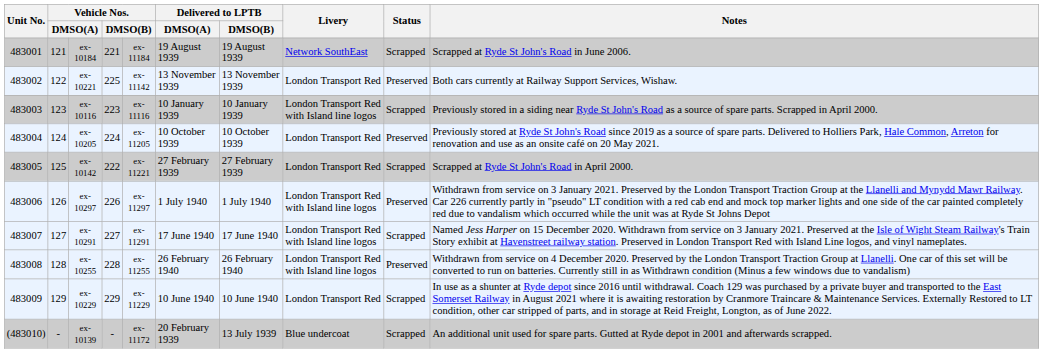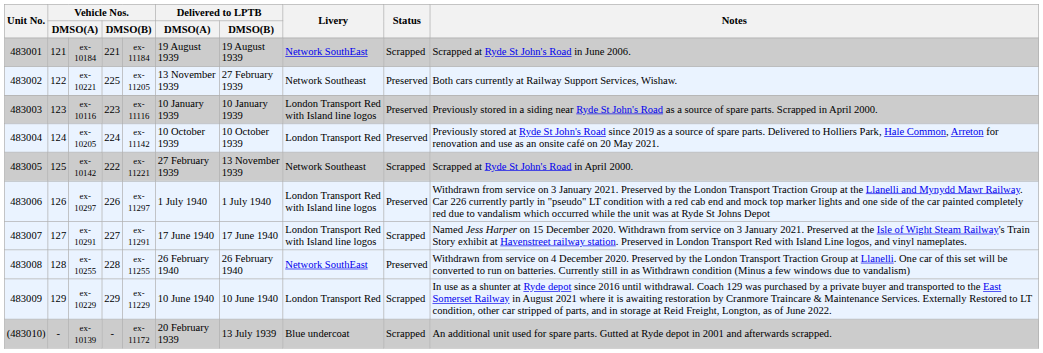(139, 81) ex-11142 -> (139, 81) ex-11205
(251, 80) 13 November 1939 -> (247, 80) 27 February 1939
(333, 80) London Transport Red -> (326, 80) Network Southeast
(406, 109) Scrapped -> (407, 109) Preserved
(139, 138) ex-11205 -> (139, 138) ex-11142
(247, 166) 27 February 1939 -> (251, 166) 13 November 1939
(333, 166) London Transport Red -> (326, 166) Network Southeast
(333, 264) London Transport Red with Island line logos -> (326, 264) Network SouthEast
